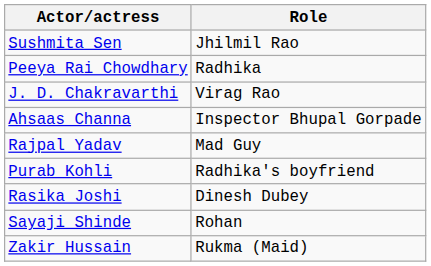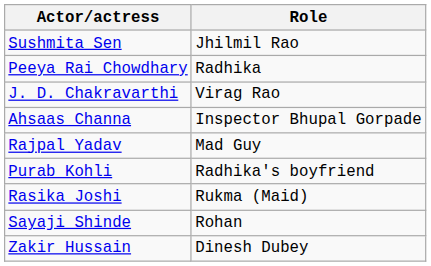(252, 197) Dinesh Dubey -> (252, 197) Rukma (Maid)
(252, 248) Rukma (Maid) -> (252, 248) Dinesh Dubey
